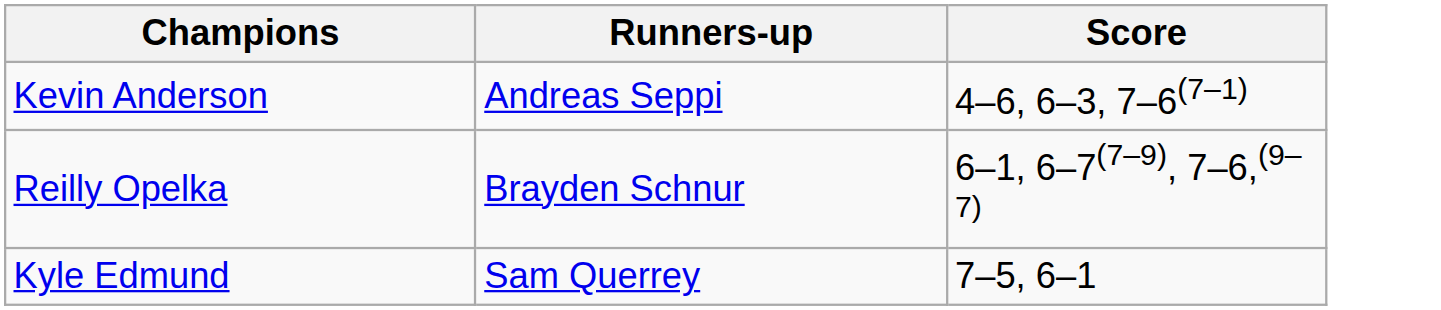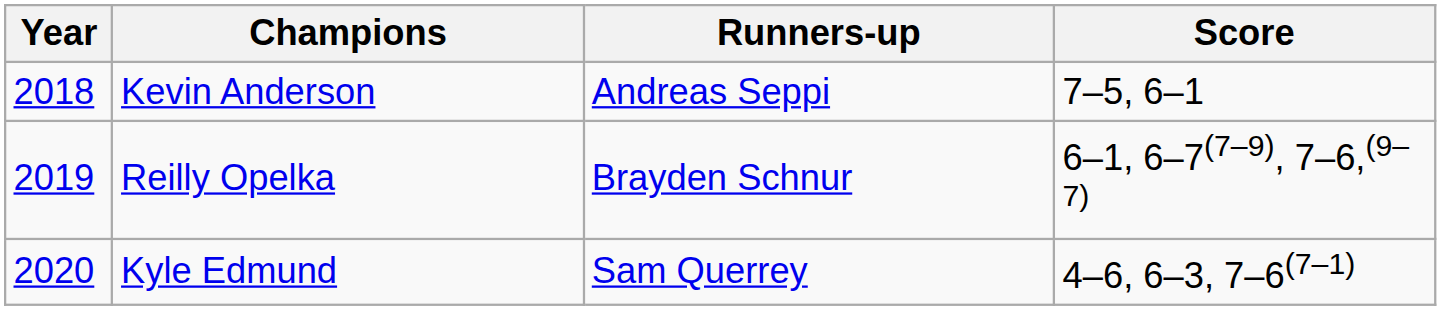+ column: (59, 33)
(1101, 95) 4–6, 6–3, 7–6(7–1) -> (1133, 90) 7–5, 6–1
(1026, 276) 7–5, 6–1 -> (1209, 271) 4–6, 6–3, 7–6(7–1)
